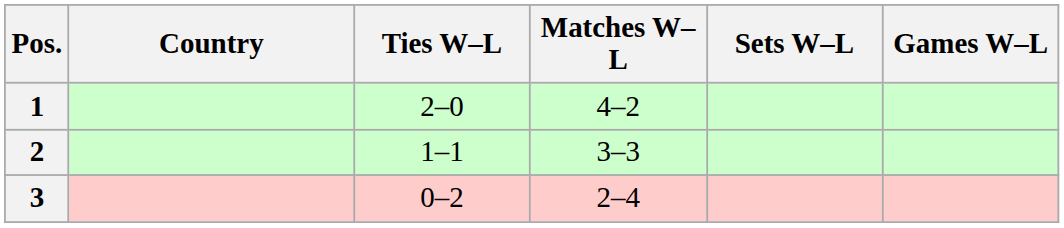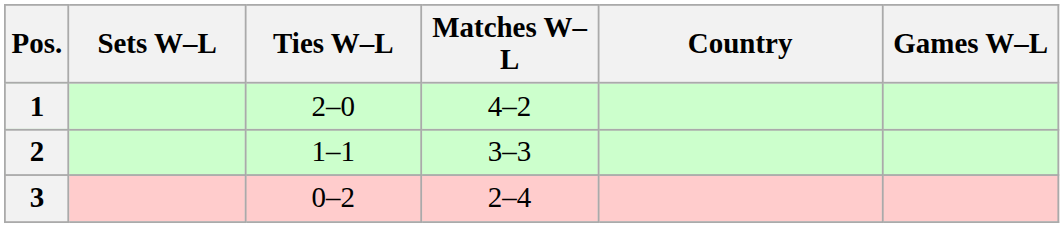columns swapped: (211, 43) <-> (794, 43)
